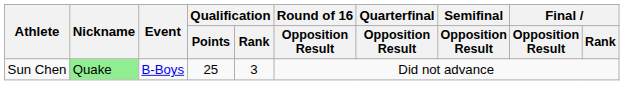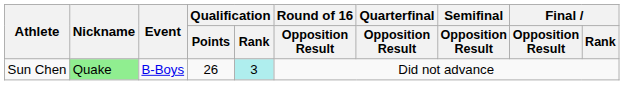(211, 70) 25 -> (211, 70) 26
(254, 70) no background -> (254, 70) paleturquoise background
